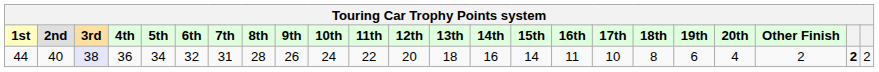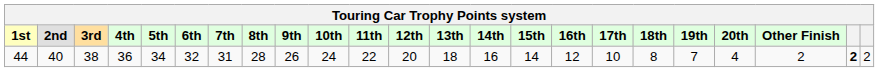(91, 56) lavender background -> (91, 56) no background
(572, 56) 11 -> (572, 56) 12
(694, 56) 6 -> (694, 56) 7
